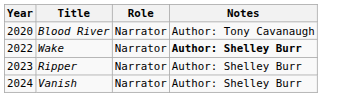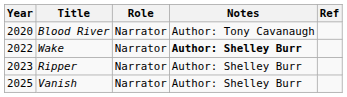+ column: (330, 13)
(20, 84) 2024 -> (20, 84) 2025
